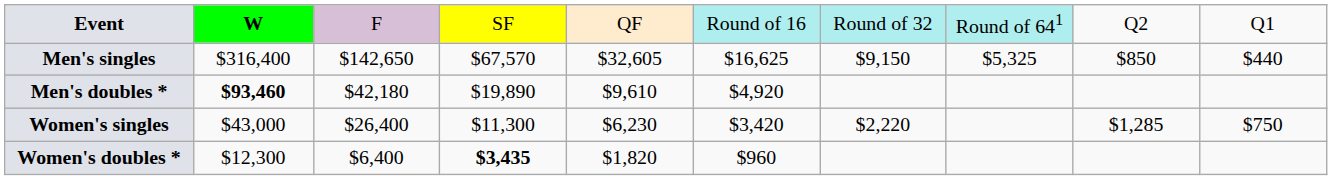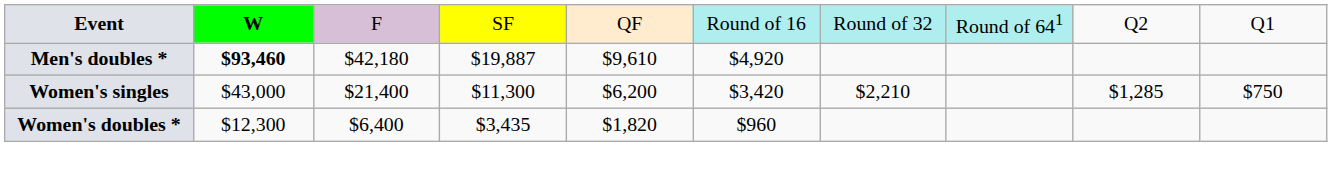- row: (99, 59)
(503, 92) $19,890 -> (503, 59) $19,887
(376, 124) $26,400 -> (376, 92) $21,400
(630, 124) $6,230 -> (630, 92) $6,200
(883, 124) $2,220 -> (883, 92) $2,210
(503, 157) bold -> (503, 124) normal
